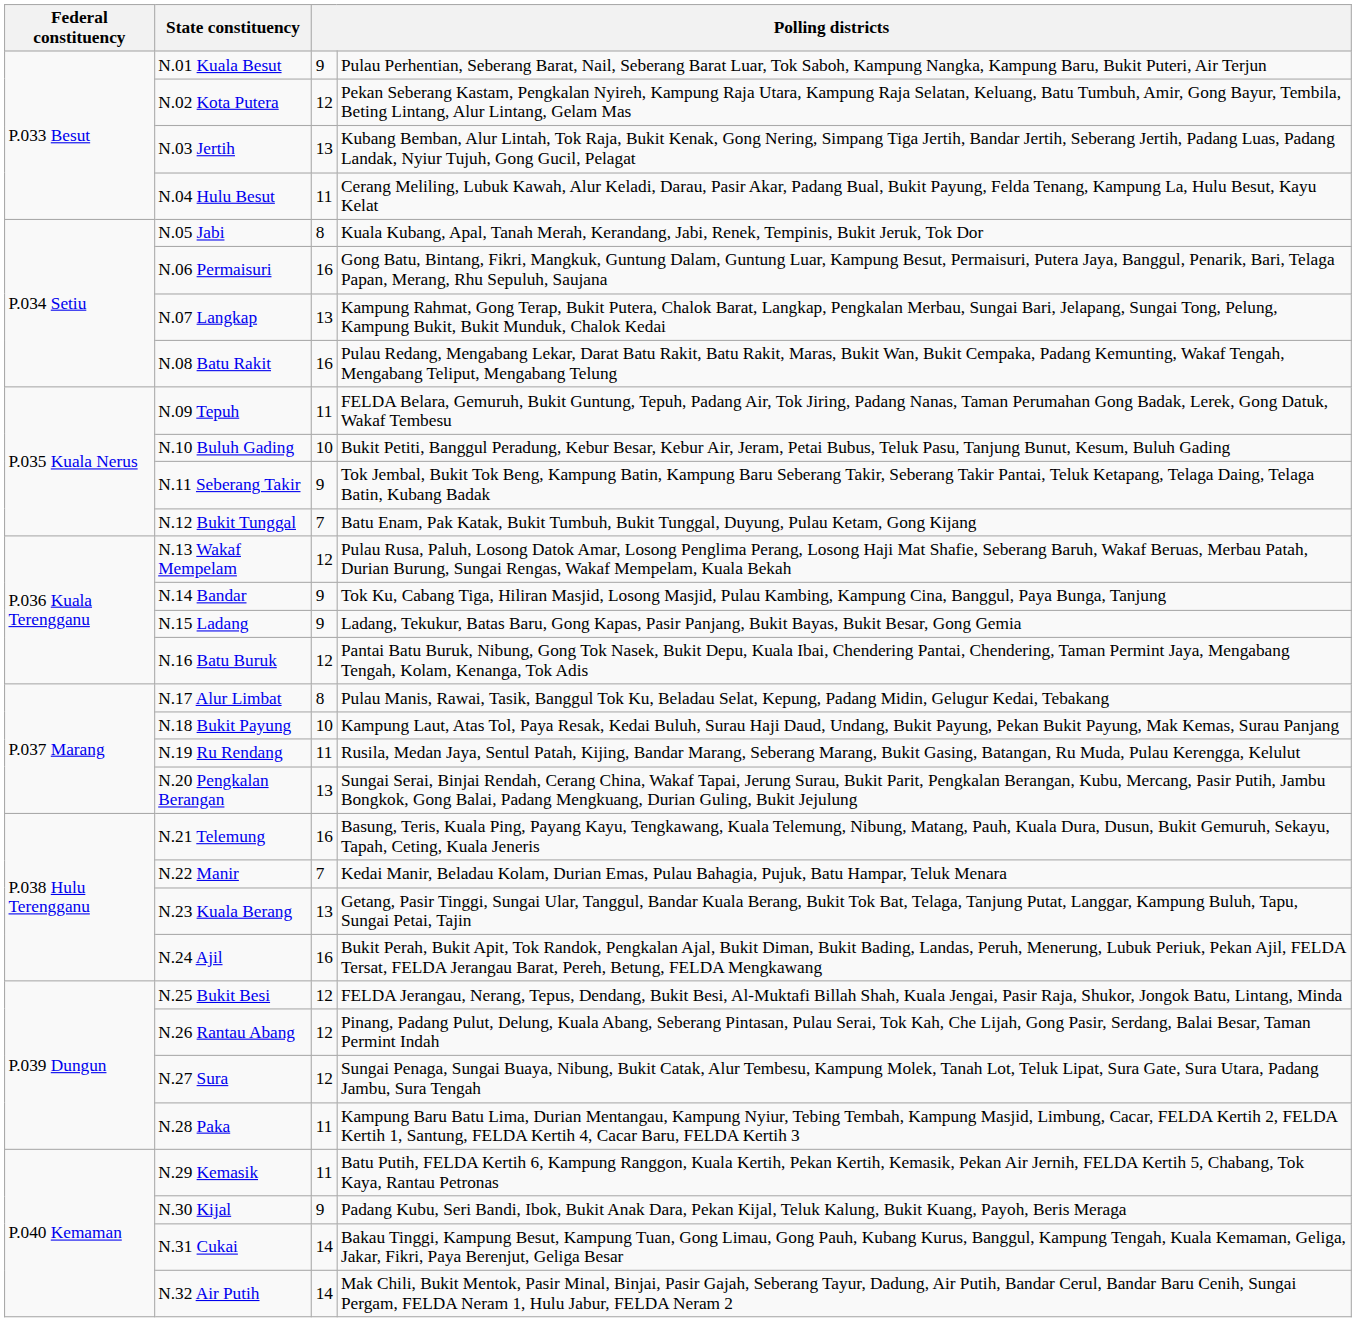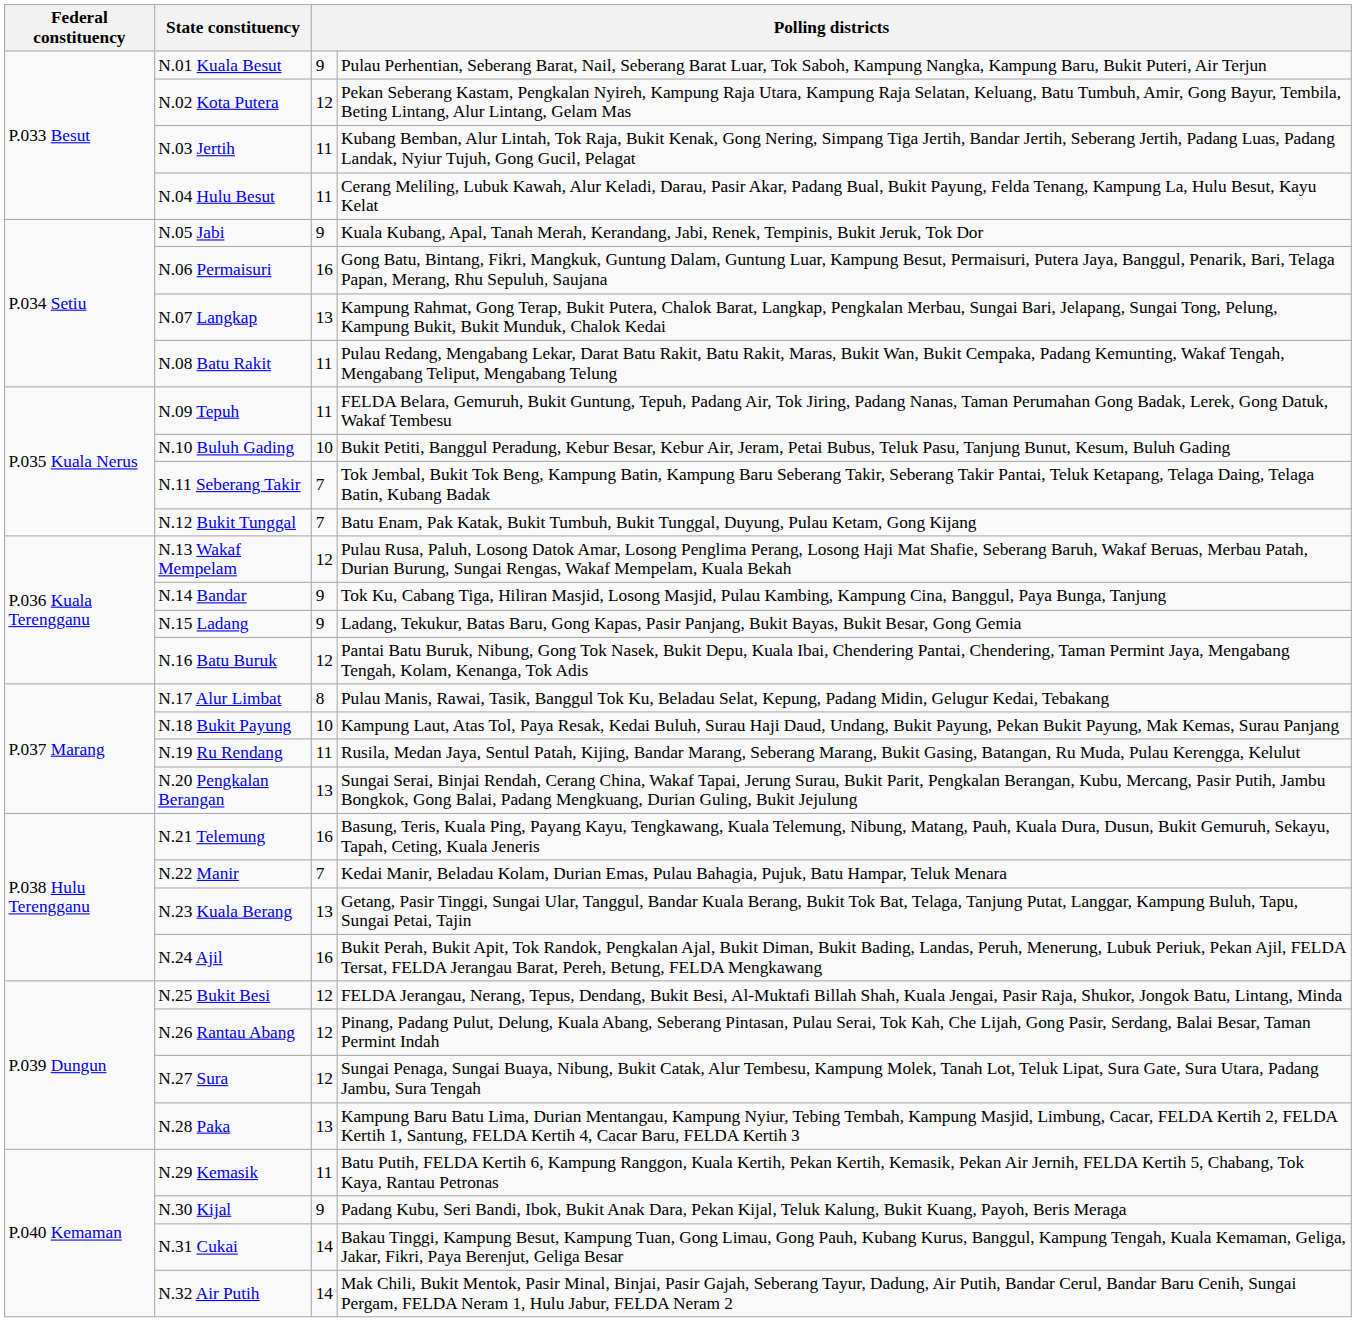(324, 149) 13 -> (324, 149) 11
(320, 232) 8 -> (320, 232) 9
(324, 363) 16 -> (324, 363) 11
(320, 484) 9 -> (320, 484) 7
(324, 1125) 11 -> (324, 1125) 13
